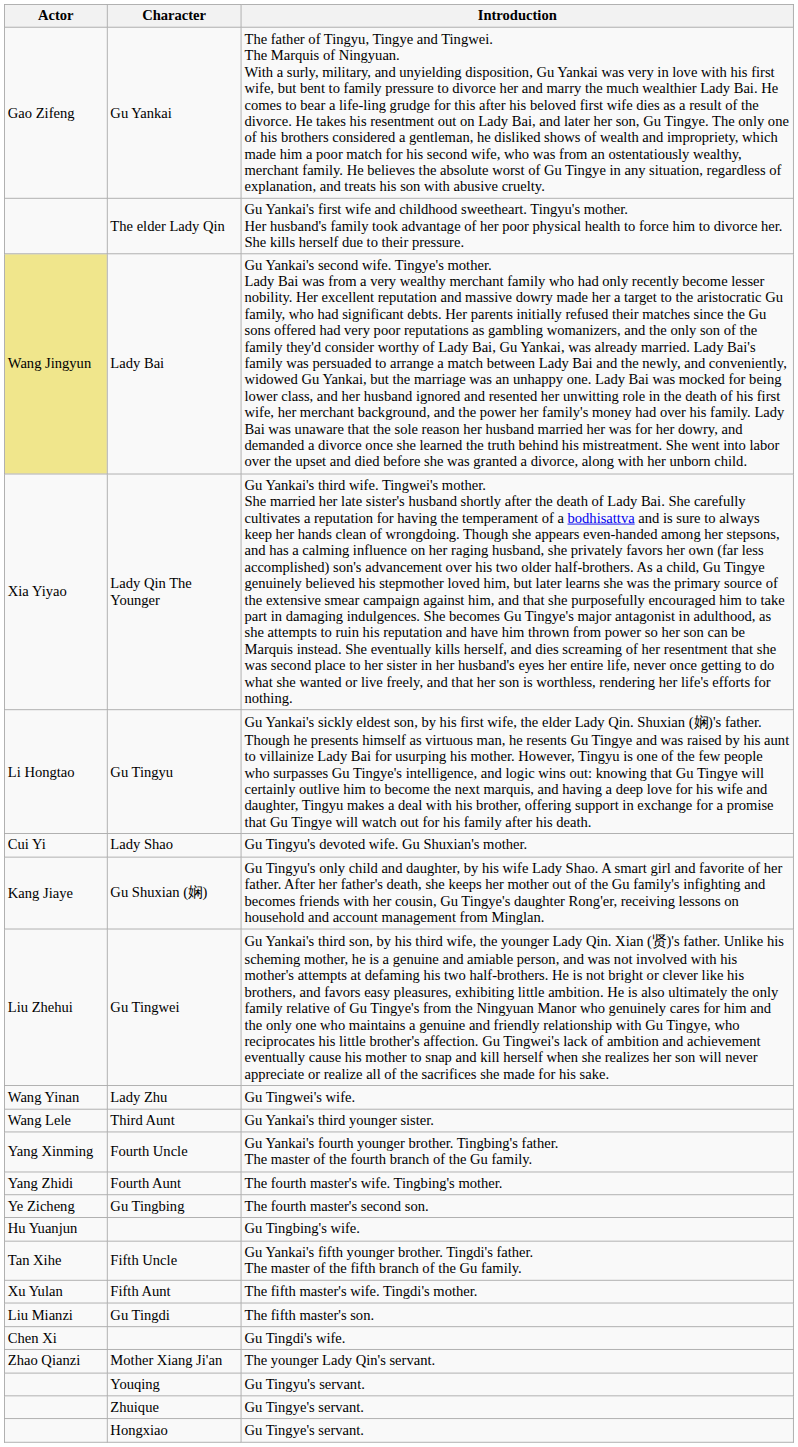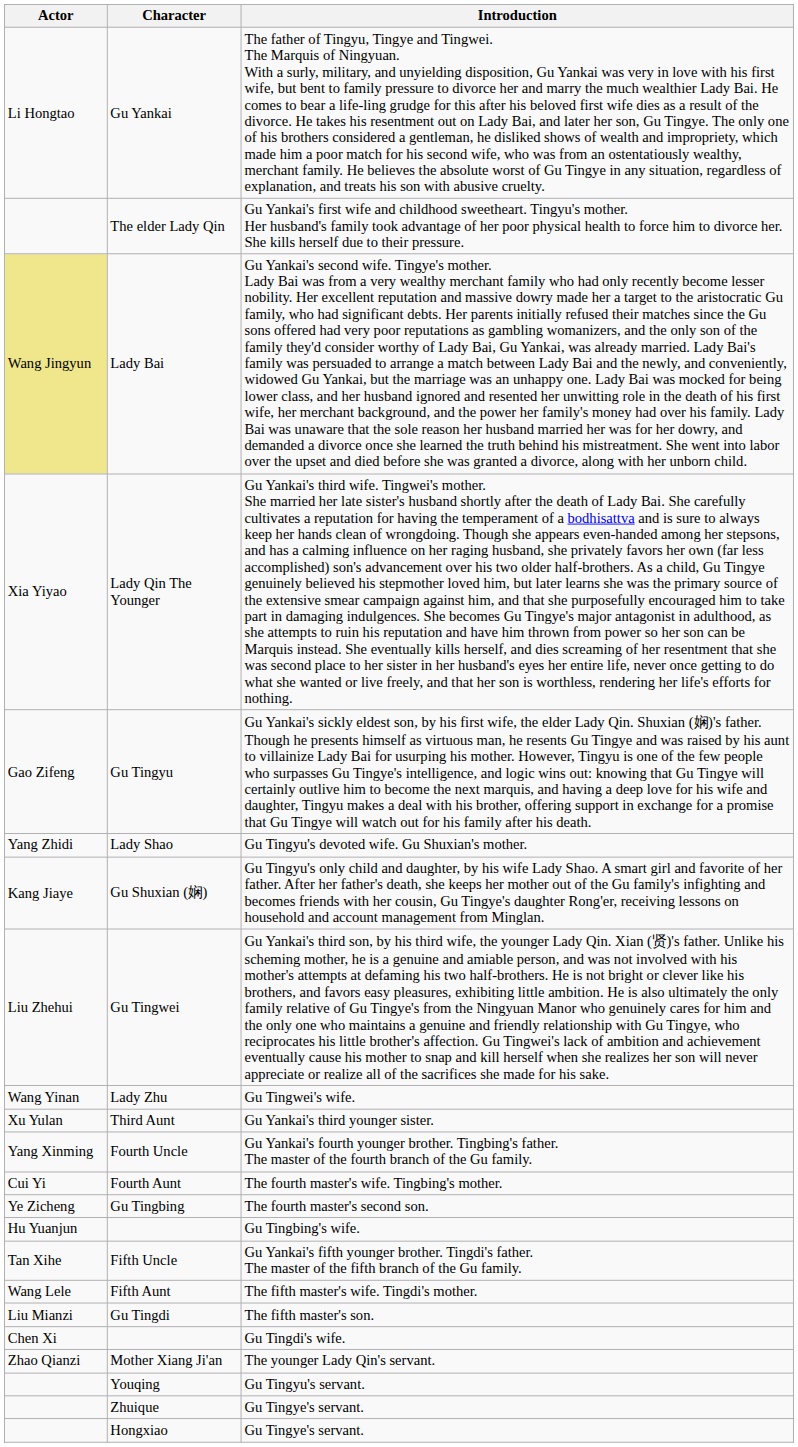(41, 112) Gao Zifeng -> (41, 112) Li Hongtao
(41, 771) Li Hongtao -> (41, 771) Gao Zifeng
(27, 845) Cui Yi -> (40, 845) Yang Zhidi
(39, 1120) Wang Lele -> (35, 1120) Xu Yulan
(40, 1183) Yang Zhidi -> (27, 1183) Cui Yi
(35, 1291) Xu Yulan -> (39, 1291) Wang Lele
